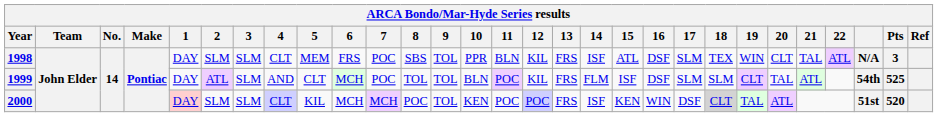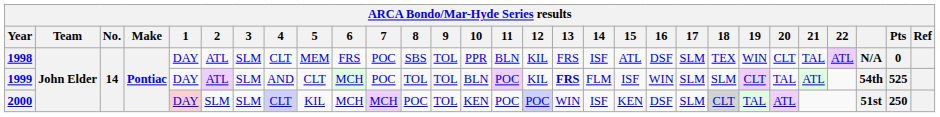(217, 58) SLM -> (217, 58) ATL
(895, 58) 3 -> (898, 58) 0
(566, 79) normal -> (568, 79) bold
(658, 79) DSF -> (661, 79) WIN
(566, 100) FRS -> (568, 100) WIN
(658, 100) WIN -> (661, 100) DSF
(690, 100) DSF -> (692, 100) SLM
(895, 100) 520 -> (898, 100) 250
